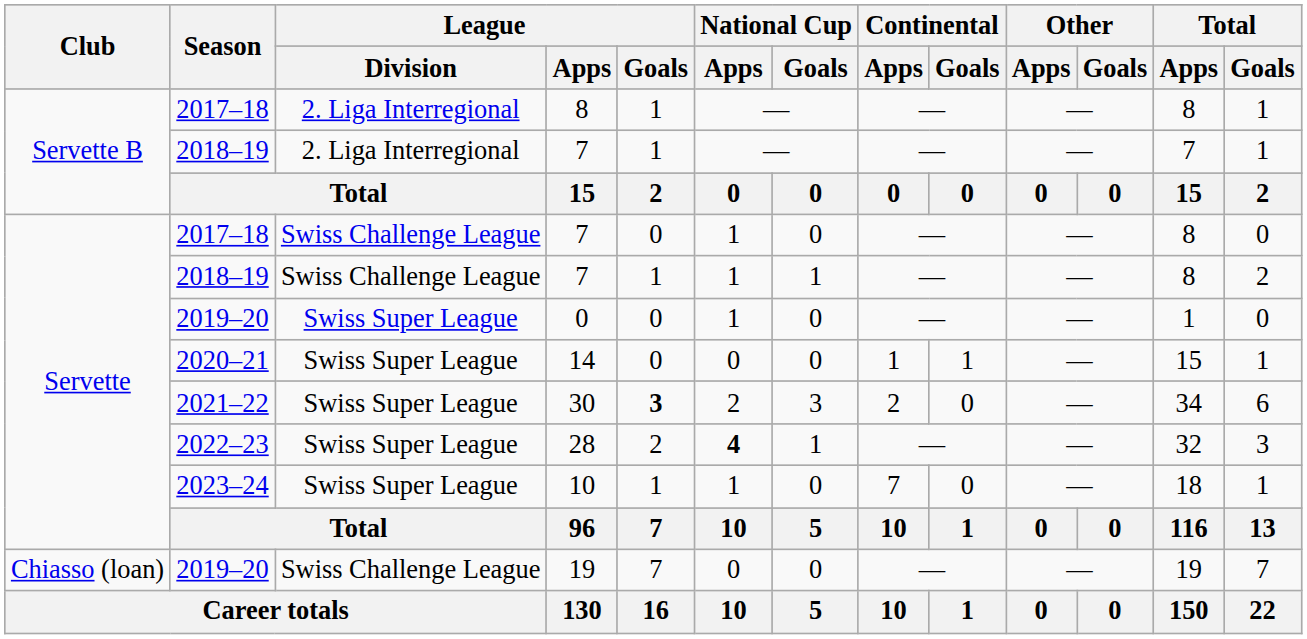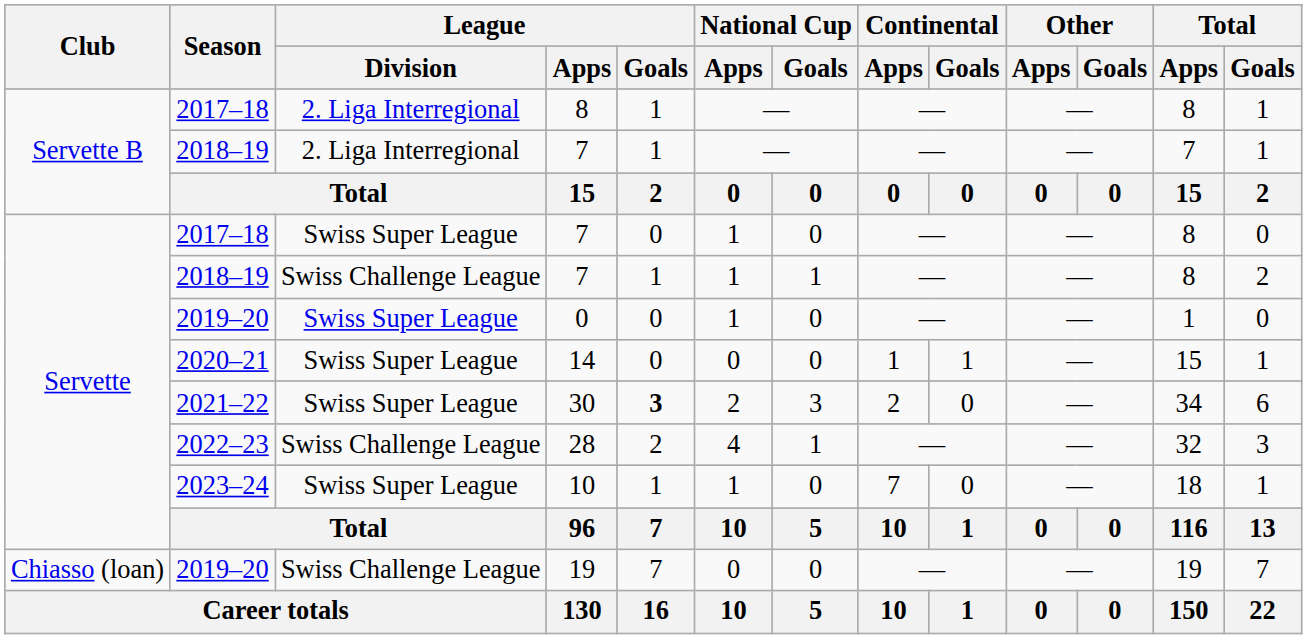(411, 234) Swiss Challenge League -> (411, 234) Swiss Super League
(411, 444) Swiss Super League -> (411, 444) Swiss Challenge League
(733, 444) bold -> (733, 444) normal
